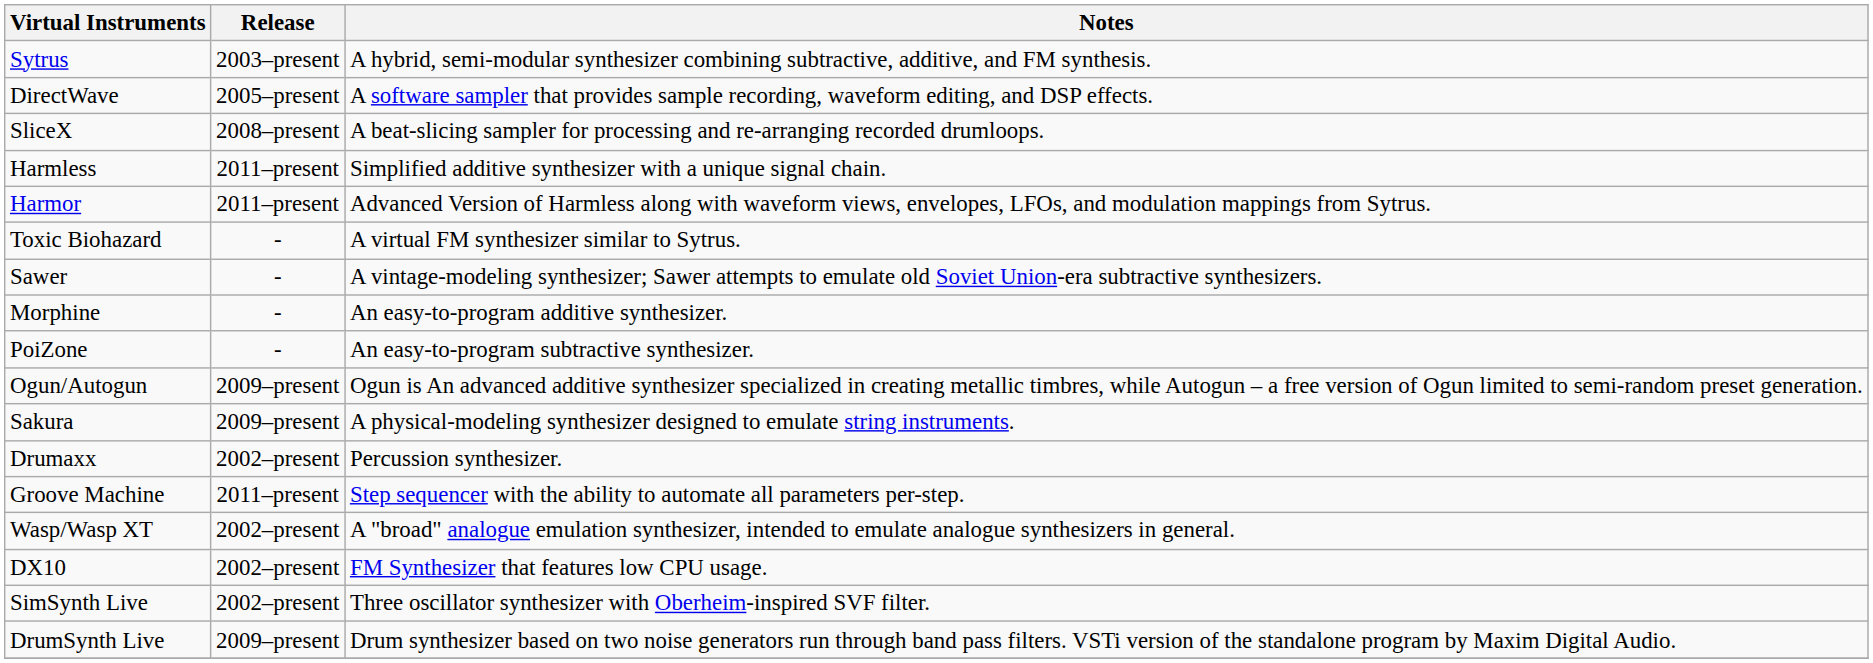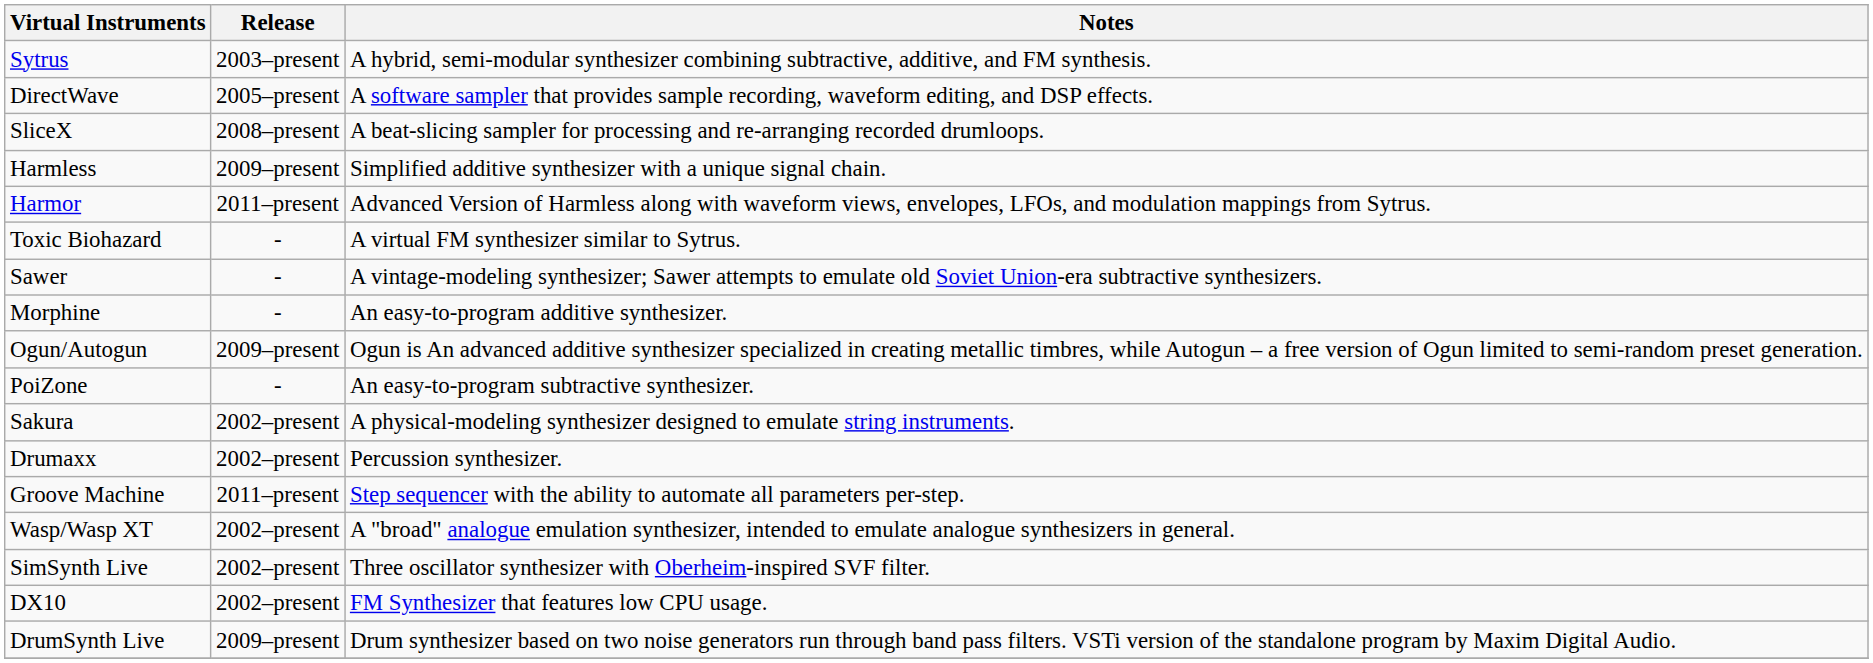(278, 167) 2011–present -> (278, 167) 2009–present
rows swapped: (49, 349) <-> (79, 385)
(278, 421) 2009–present -> (278, 421) 2002–present
rows swapped: (79, 603) <-> (38, 566)
